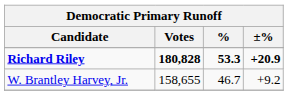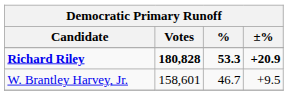(179, 79) 158,655 -> (179, 79) 158,601
(269, 79) +9.2 -> (269, 79) +9.5
